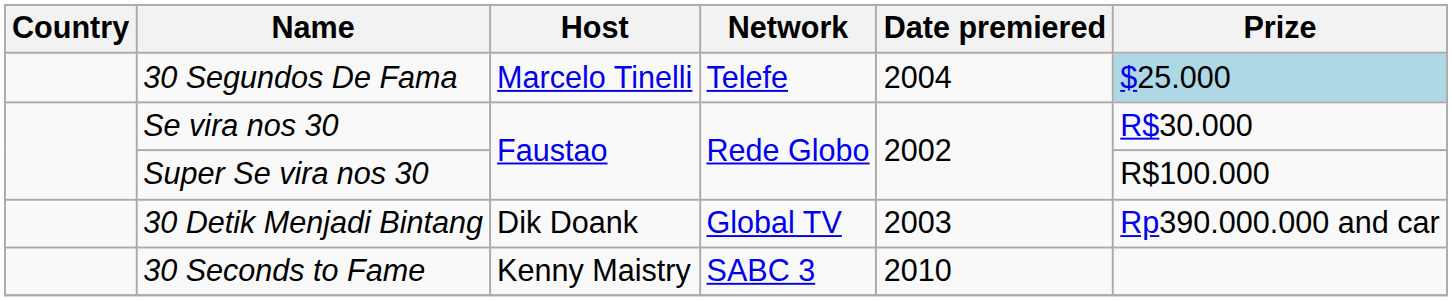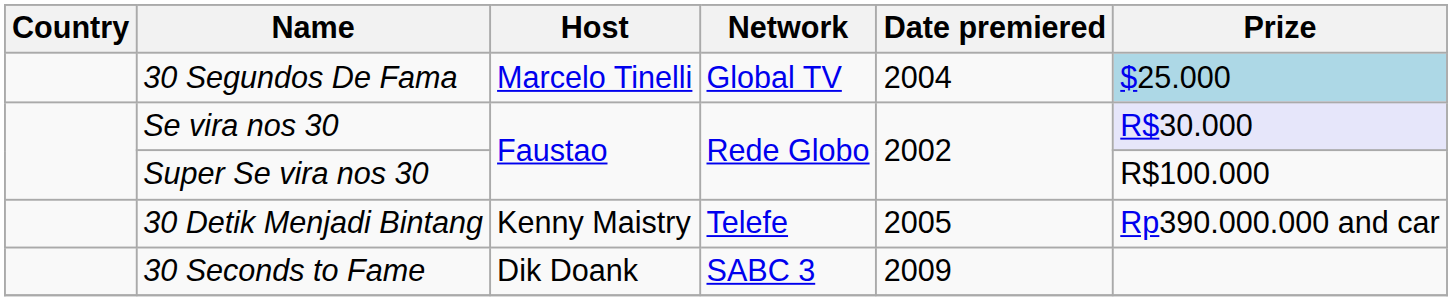(747, 77) Telefe -> (774, 77) Global TV
(1187, 125) no background -> (1187, 125) lavender background
(568, 222) Dik Doank -> (594, 222) Kenny Maistry
(774, 222) Global TV -> (747, 222) Telefe
(918, 222) 2003 -> (918, 222) 2005
(594, 271) Kenny Maistry -> (568, 271) Dik Doank
(918, 271) 2010 -> (918, 271) 2009
